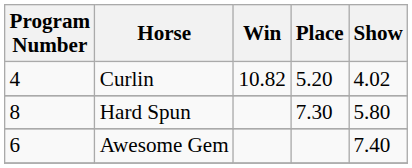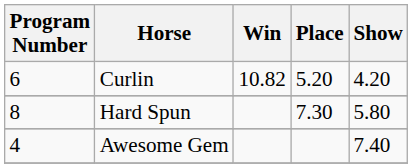(15, 78) 4 -> (15, 78) 6
(372, 78) 4.02 -> (372, 78) 4.20
(15, 145) 6 -> (15, 145) 4
